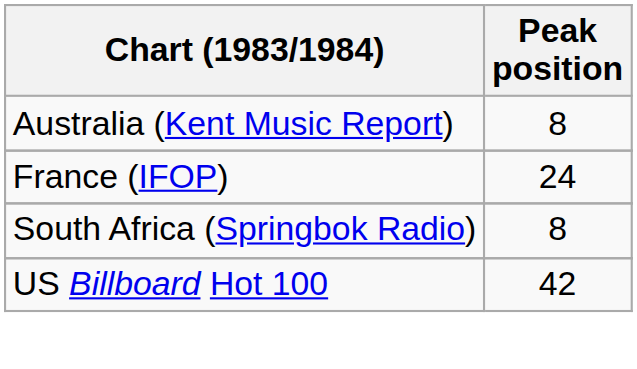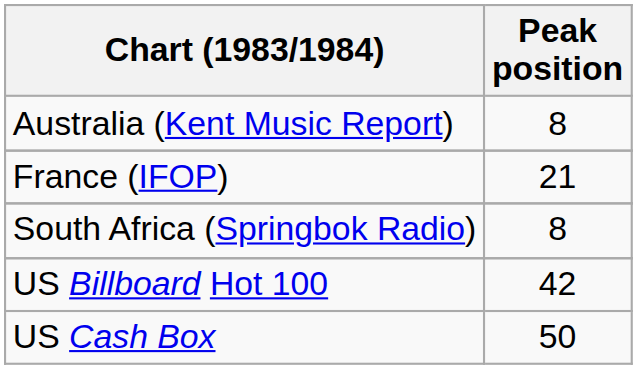(558, 176) 24 -> (558, 176) 21
+ row: (114, 336)
